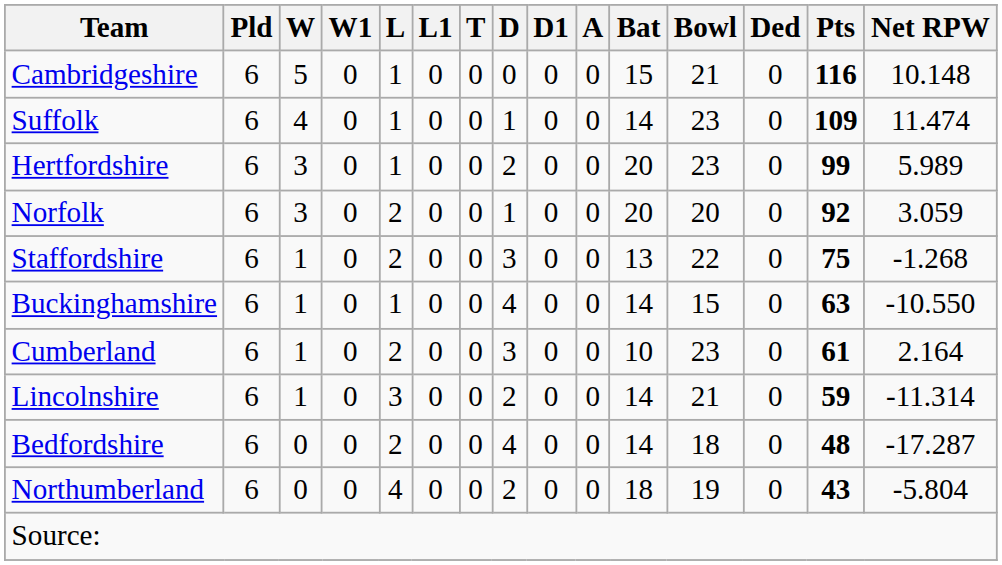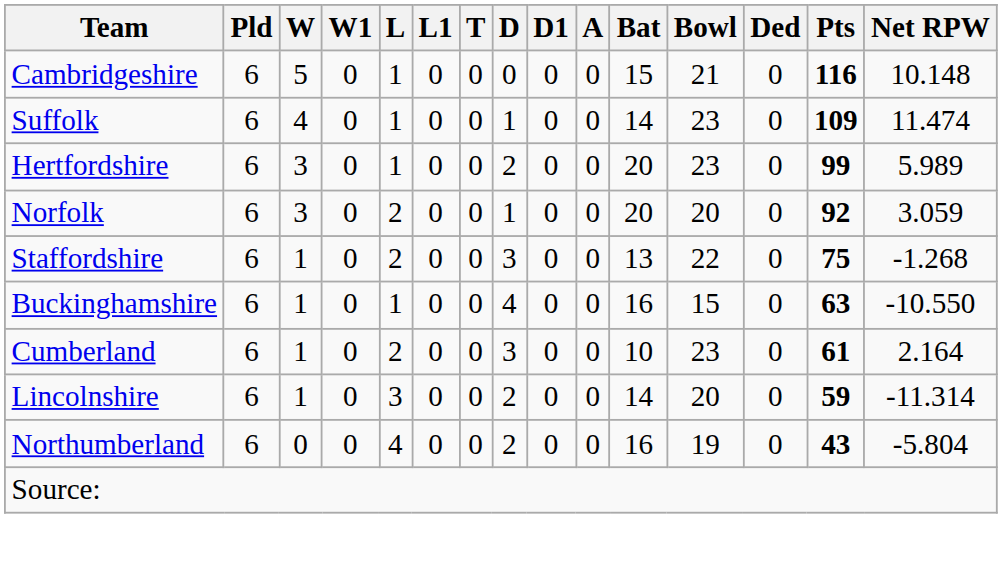(639, 304) 14 -> (639, 304) 16
(705, 397) 21 -> (705, 397) 20
- row: (88, 443)
(639, 489) 18 -> (639, 443) 16
